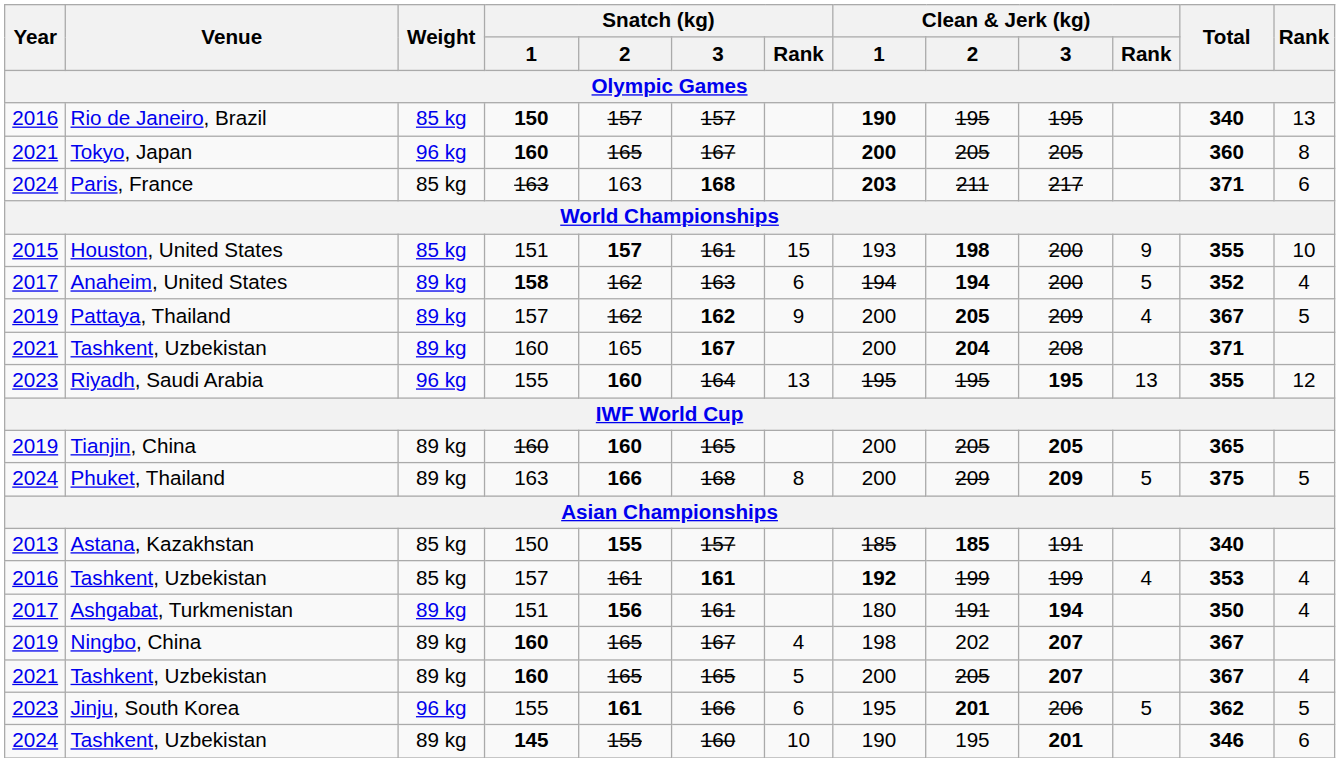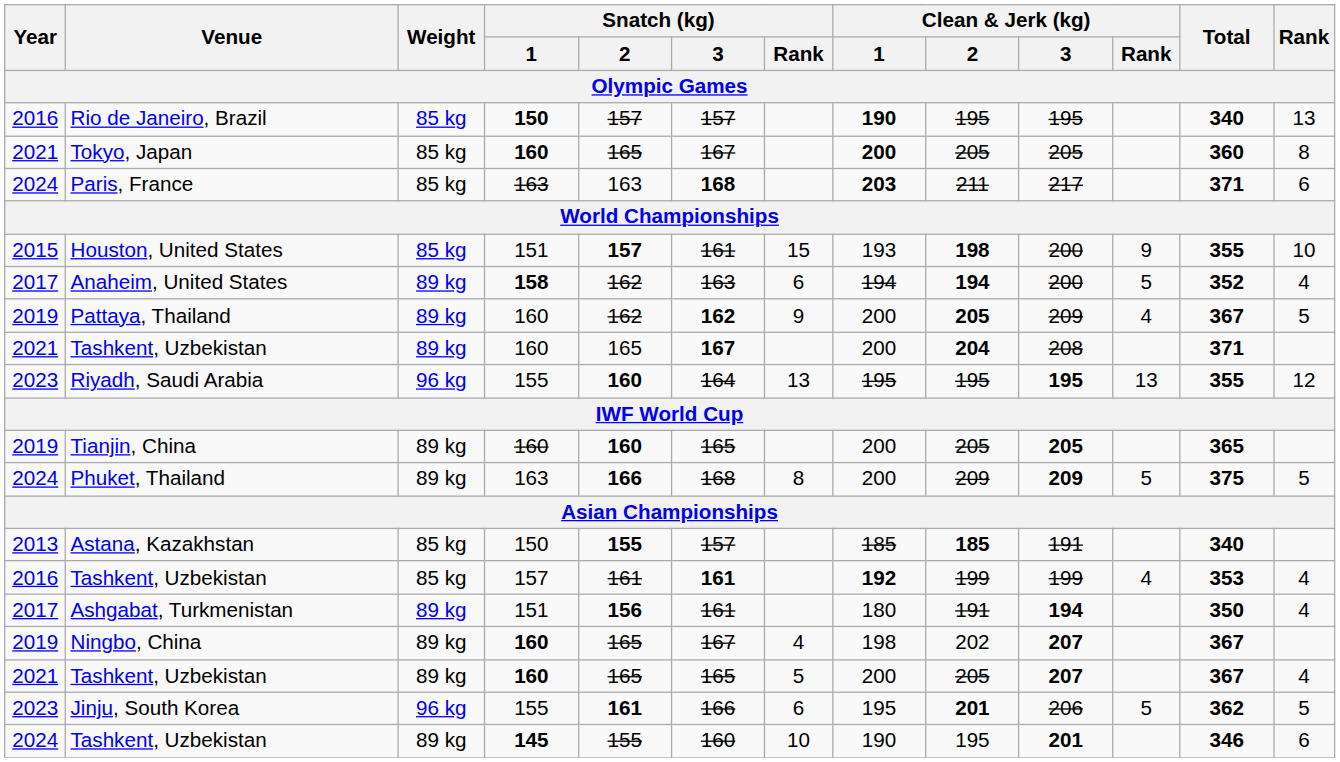(441, 151) 96 kg -> (441, 151) 85 kg
(531, 315) 157 -> (531, 315) 160
